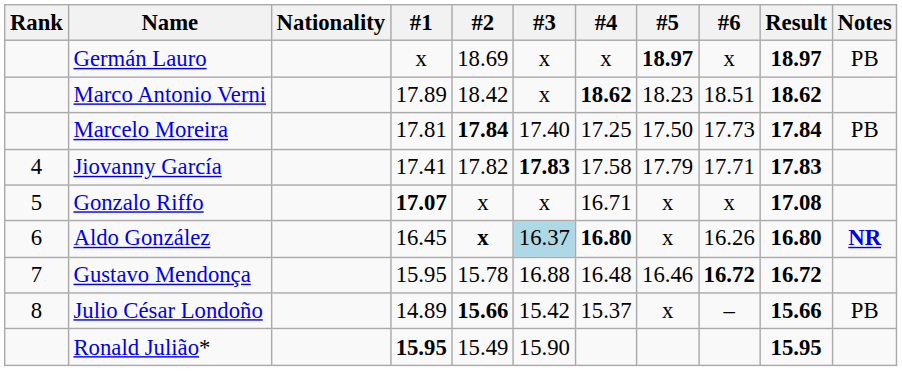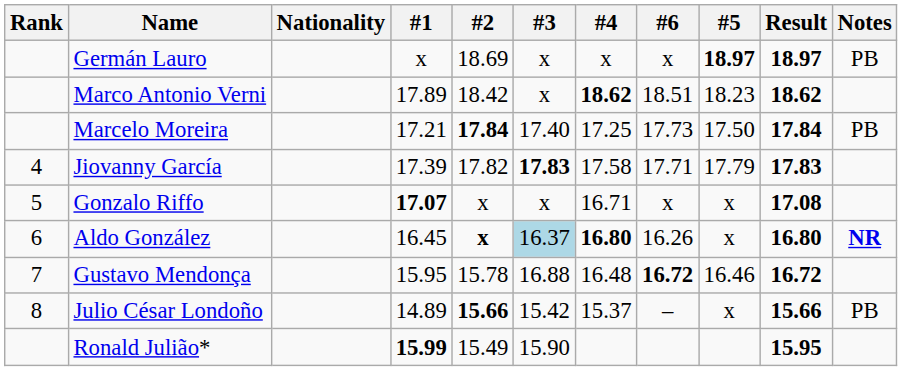columns swapped: (668, 22) <-> (729, 22)
(421, 130) 17.81 -> (421, 130) 17.21
(421, 166) 17.41 -> (421, 166) 17.39
(421, 346) 15.95 -> (421, 346) 15.99
